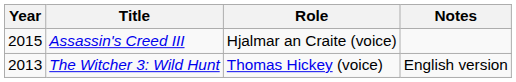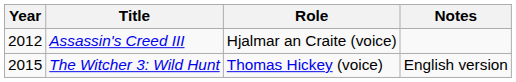(25, 41) 2015 -> (25, 41) 2012
(25, 65) 2013 -> (25, 65) 2015
